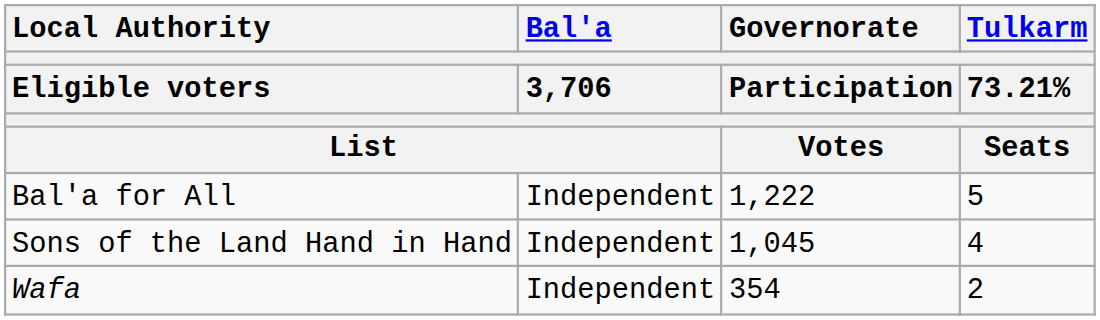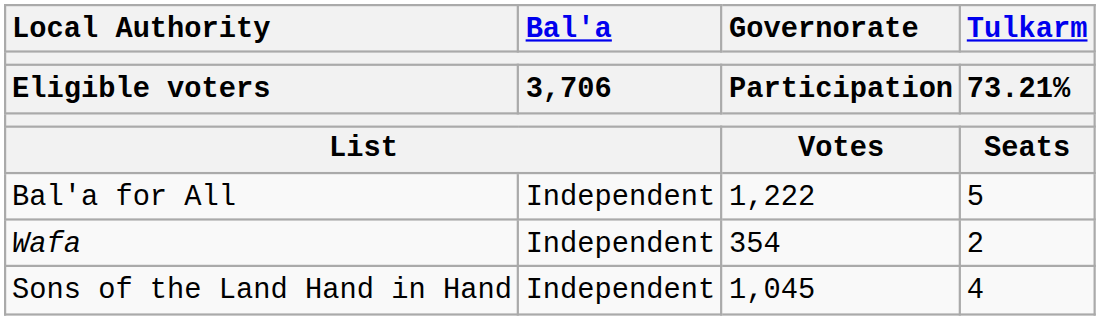rows swapped: (262, 243) <-> (46, 290)
